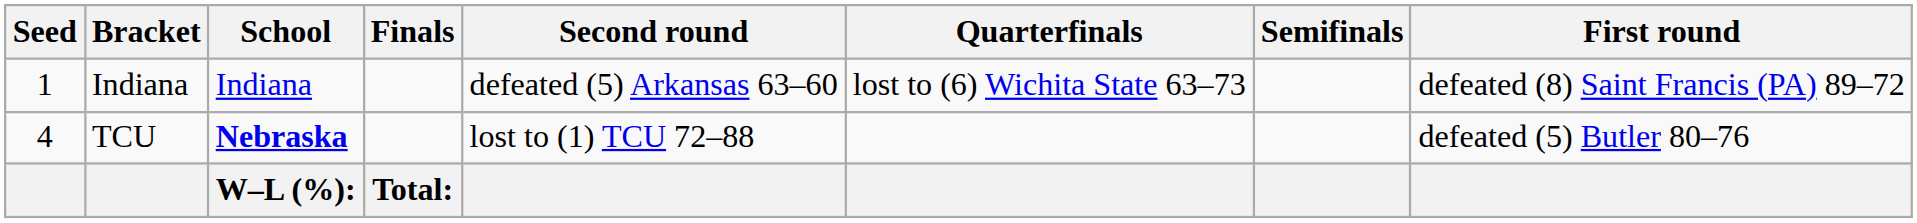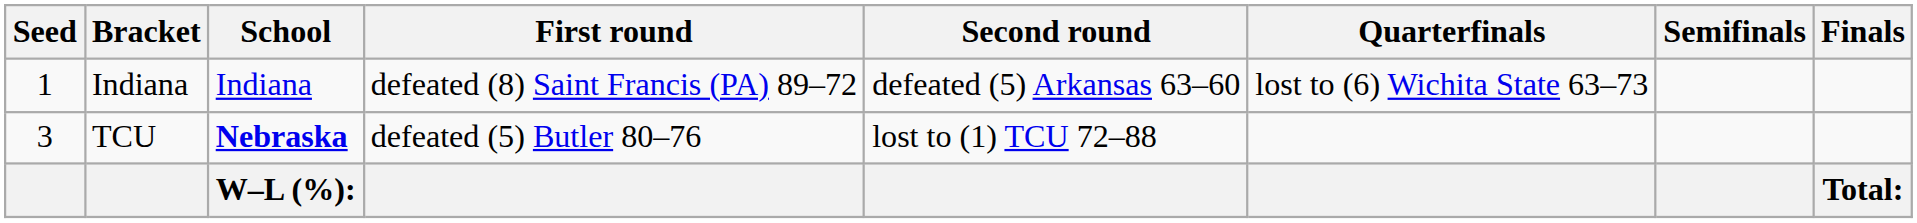columns swapped: (1662, 31) <-> (413, 31)
(45, 137) 4 -> (45, 137) 3
